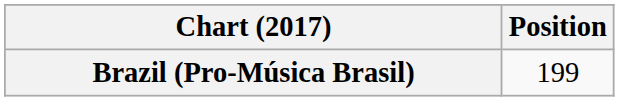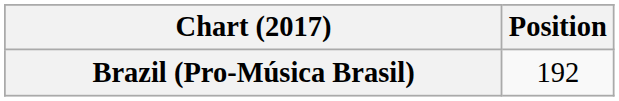(558, 72) 199 -> (558, 72) 192
